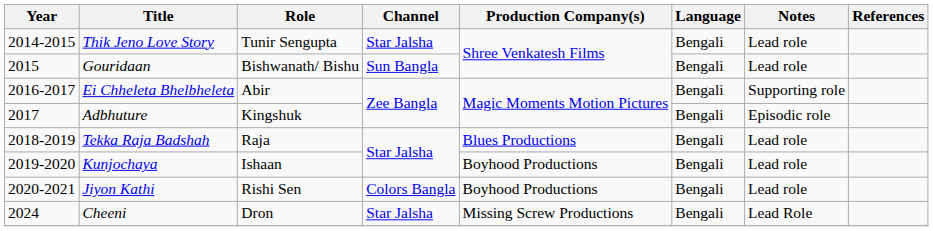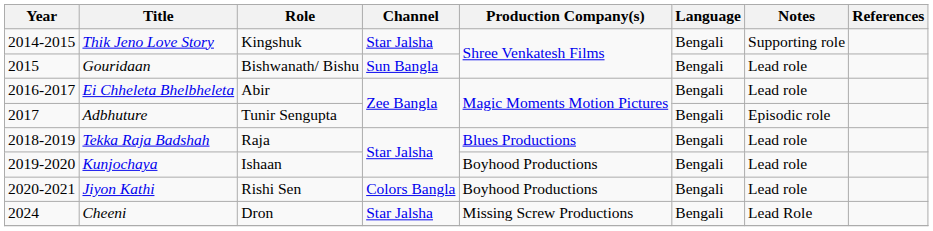(289, 41) Tunir Sengupta -> (272, 41) Kingshuk
(778, 41) Lead role -> (797, 41) Supporting role
(797, 90) Supporting role -> (778, 90) Lead role
(272, 115) Kingshuk -> (289, 115) Tunir Sengupta
